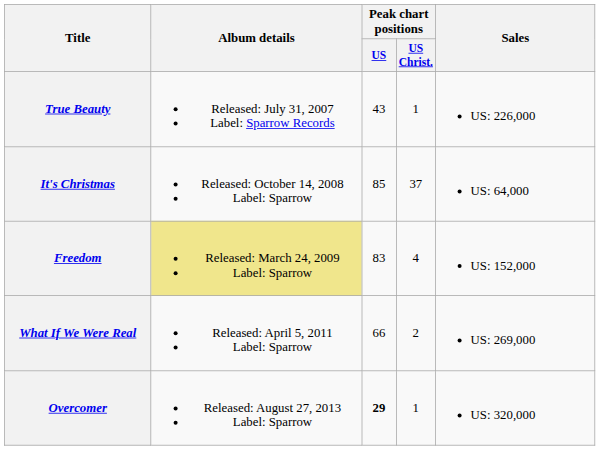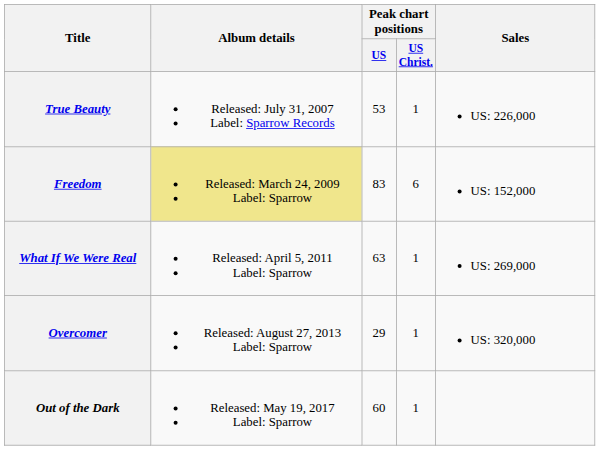(379, 109) 43 -> (379, 109) 53
- row: (78, 183)
(416, 258) 4 -> (416, 183) 6
(379, 333) 66 -> (379, 258) 63
(416, 333) 2 -> (416, 258) 1
(379, 407) bold -> (379, 333) normal
+ row: (78, 407)
